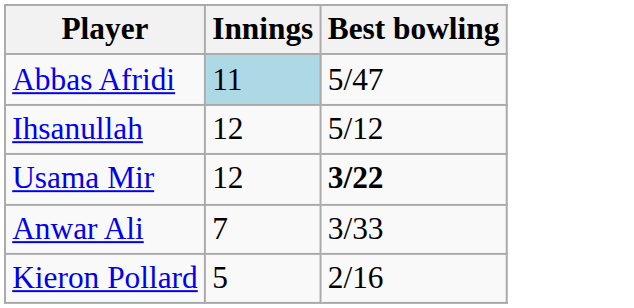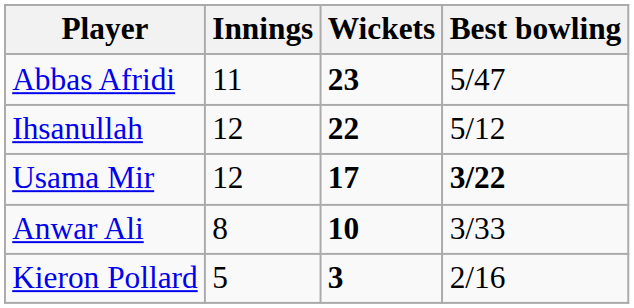+ column: (381, 29)
(227, 79) lightblue background -> (227, 79) no background
(220, 228) 7 -> (220, 228) 8
